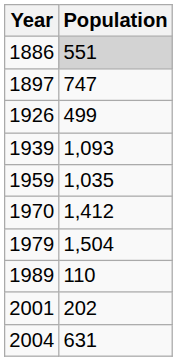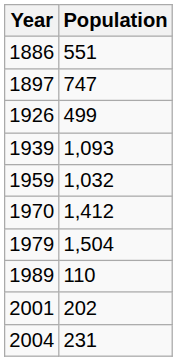(80, 52) lightgrey background -> (80, 52) no background
(89, 180) 1,035 -> (89, 180) 1,032
(80, 340) 631 -> (80, 340) 231
